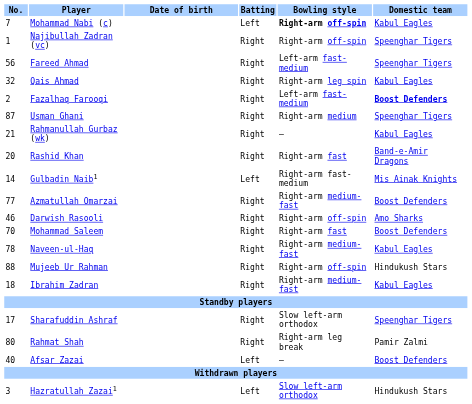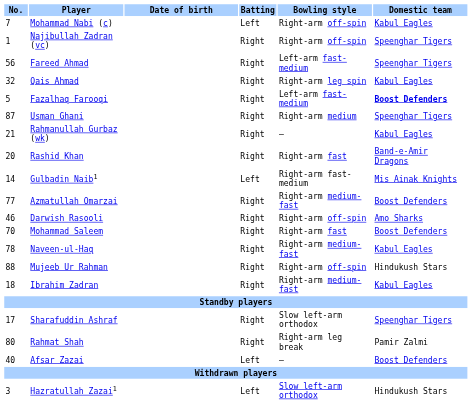(323, 23) bold -> (323, 23) normal
(8, 98) 2 -> (8, 98) 5
